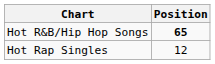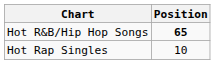(181, 50) 12 -> (181, 50) 10
